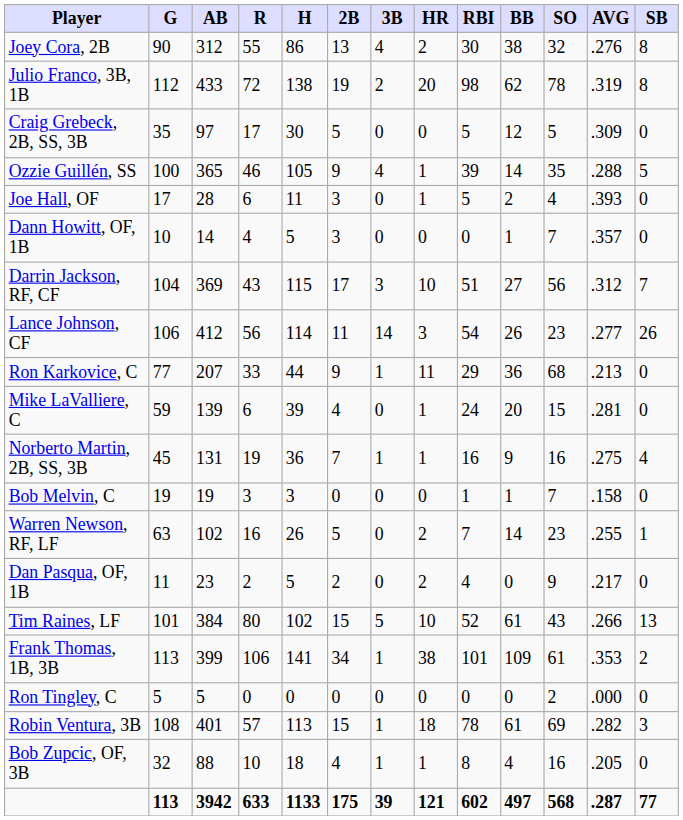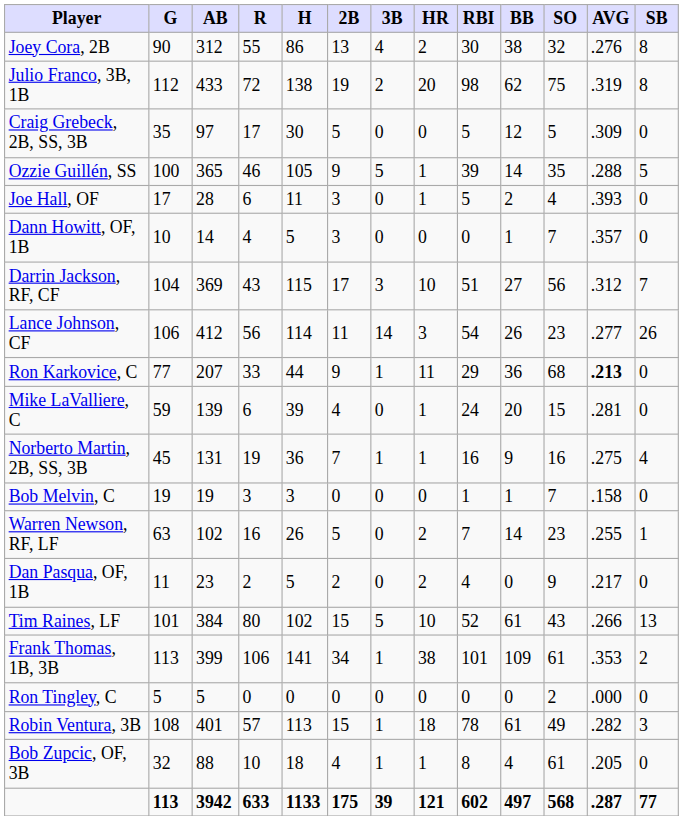(556, 84) 78 -> (556, 84) 75
(379, 171) 4 -> (379, 171) 5
(606, 371) normal -> (606, 371) bold
(556, 725) 69 -> (556, 725) 49
(556, 763) 16 -> (556, 763) 61
